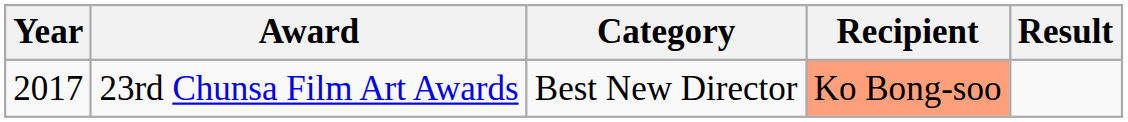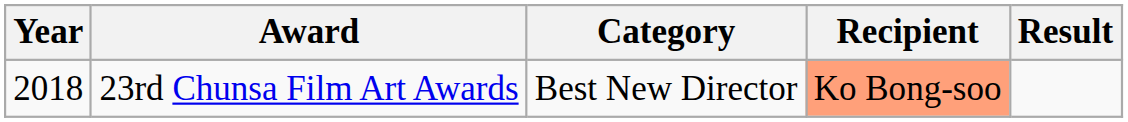(48, 87) 2017 -> (48, 87) 2018
